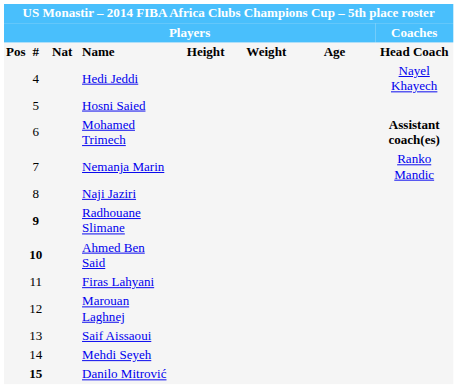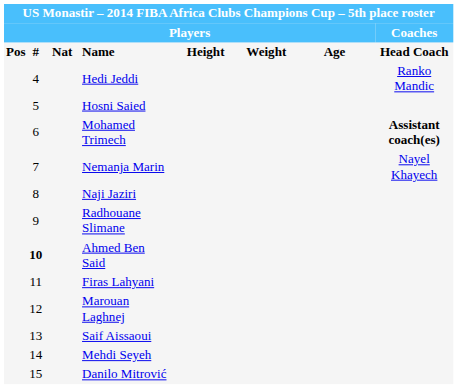(414, 78) Nayel Khayech -> (414, 78) Ranko Mandic
(414, 167) Ranko Mandic -> (414, 167) Nayel Khayech
(36, 220) bold -> (36, 220) normal
(36, 374) bold -> (36, 374) normal
